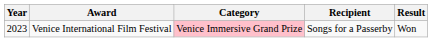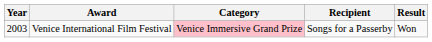(17, 28) 2023 -> (17, 28) 2003
